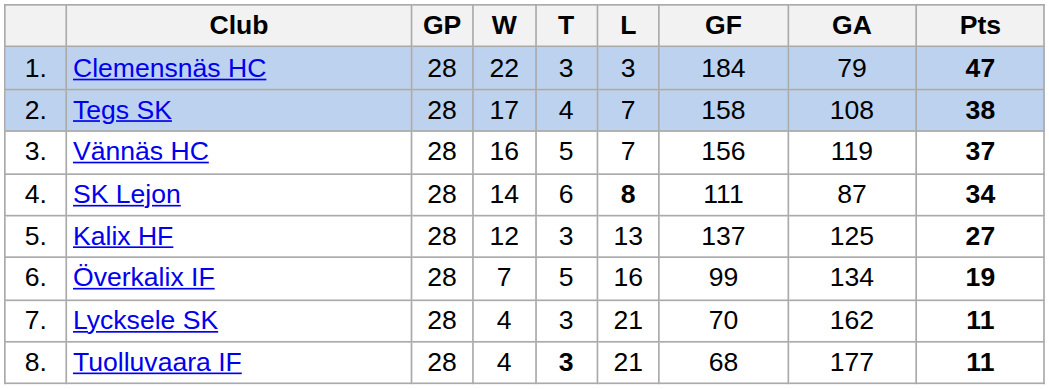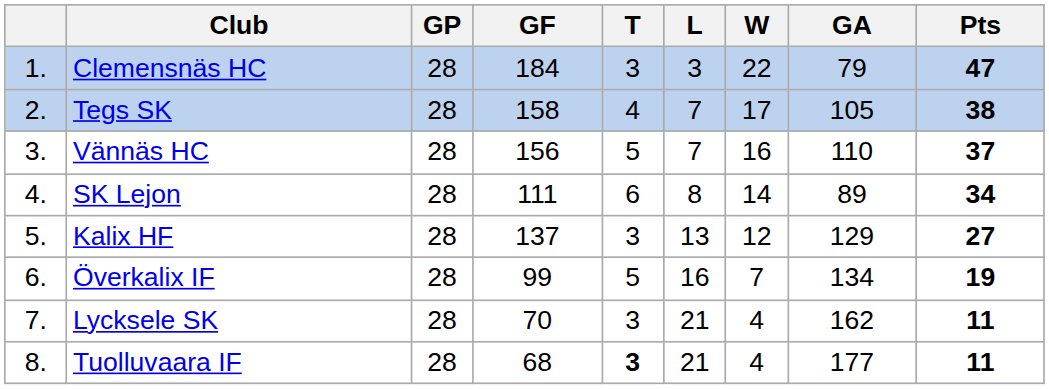columns swapped: (504, 25) <-> (724, 25)
(852, 109) 108 -> (852, 109) 105
(852, 151) 119 -> (852, 151) 110
(628, 194) bold -> (695, 194) normal
(852, 194) 87 -> (852, 194) 89
(852, 236) 125 -> (852, 236) 129
